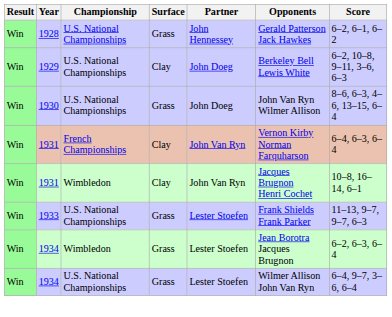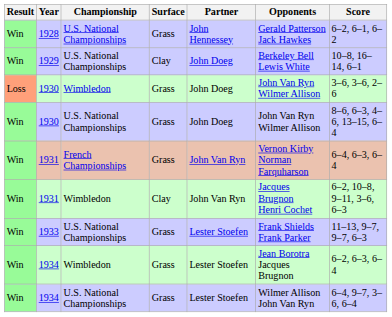(353, 67) 6–2, 10–8, 9–11, 3–6, 6–3 -> (352, 61) 10–8, 16–14, 6–1
+ row: (49, 88)
(161, 144) Clay -> (163, 160) Grass
(352, 183) 10–8, 16–14, 6–1 -> (353, 199) 6–2, 10–8, 9–11, 3–6, 6–3
